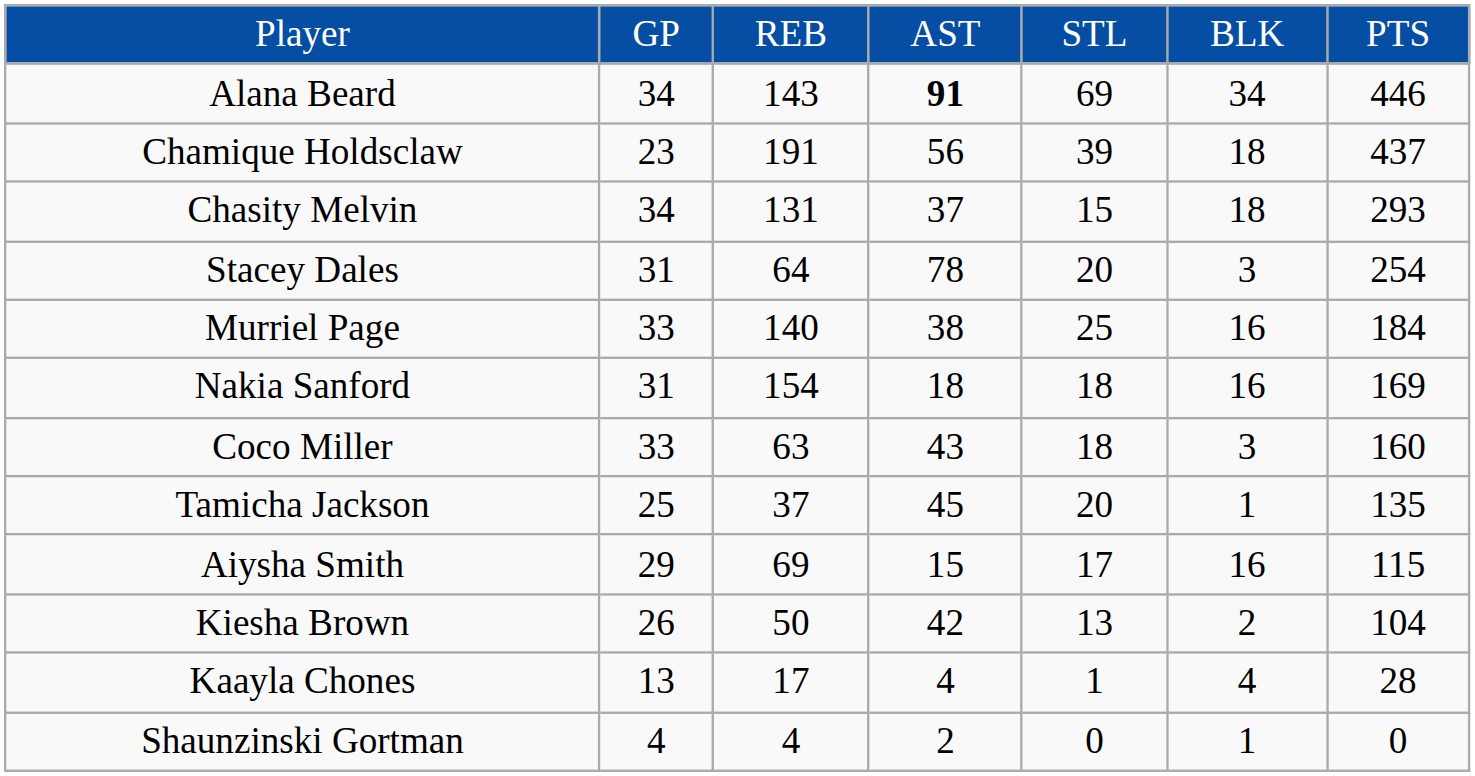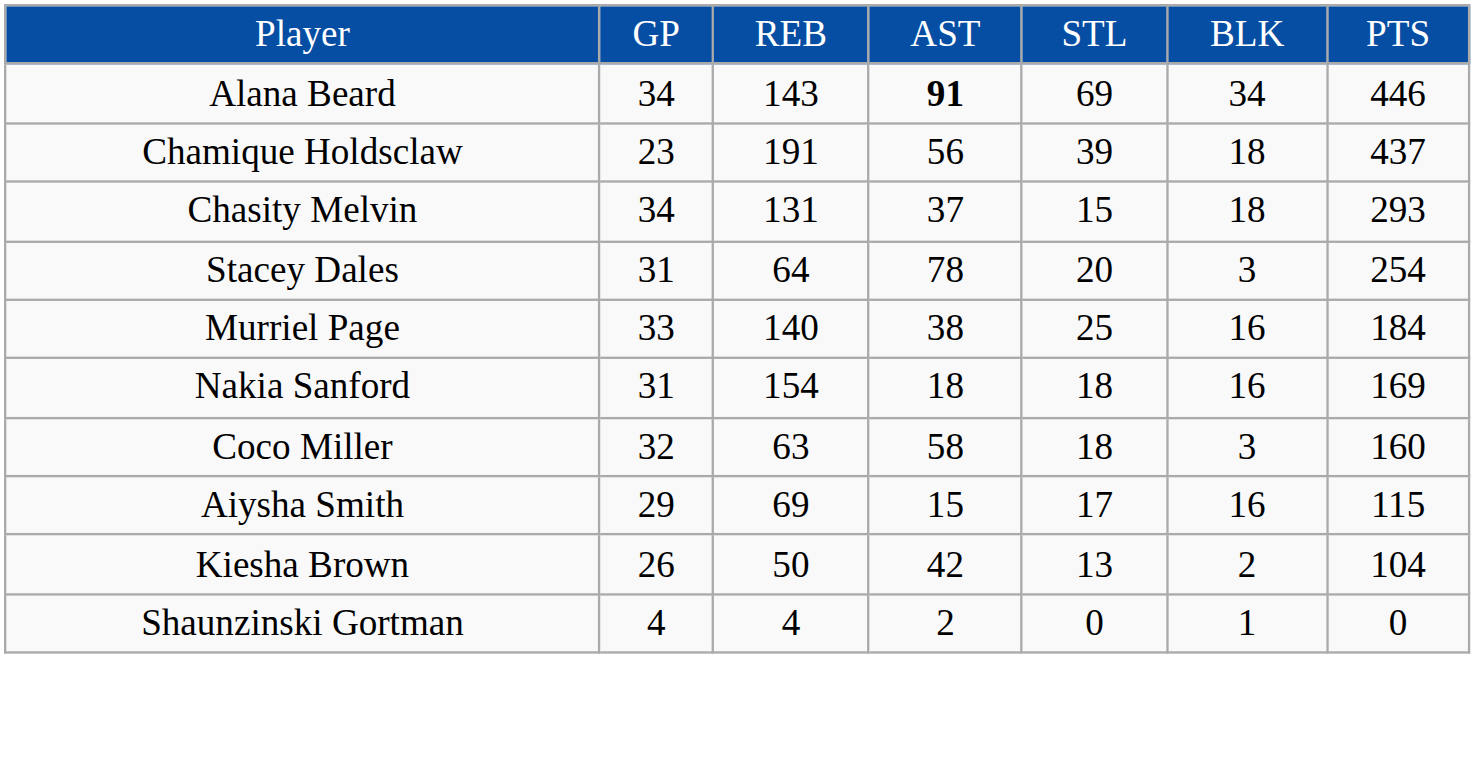(656, 446) 33 -> (656, 446) 32
(945, 446) 43 -> (945, 446) 58
- row: (302, 504)
- row: (302, 681)
